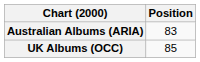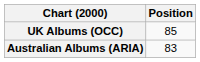rows swapped: (75, 31) <-> (75, 48)
